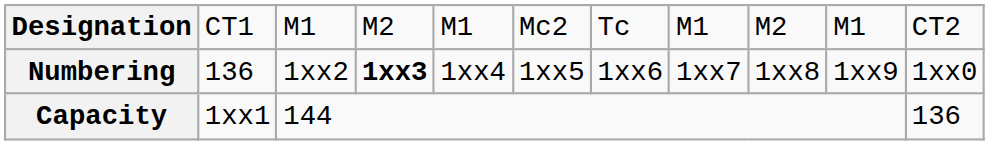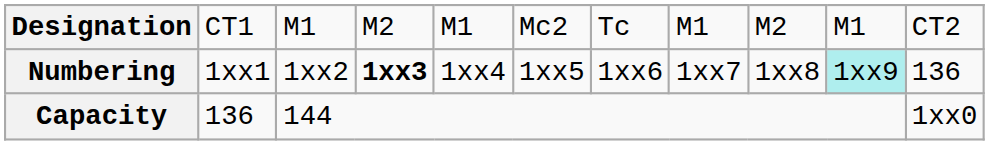(229, 72) 136 -> (238, 72) 1xx1
(866, 72) no background -> (866, 72) paleturquoise background
(945, 72) 1xx0 -> (936, 72) 136
(238, 116) 1xx1 -> (229, 116) 136
(936, 116) 136 -> (945, 116) 1xx0
